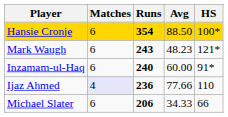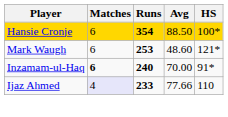(145, 49) 243 -> (145, 49) 253
(179, 49) 48.23 -> (179, 49) 48.60
(93, 67) normal -> (93, 67) bold
(179, 67) 60.00 -> (179, 67) 70.00
(145, 85) 236 -> (145, 85) 233
- row: (40, 103)
